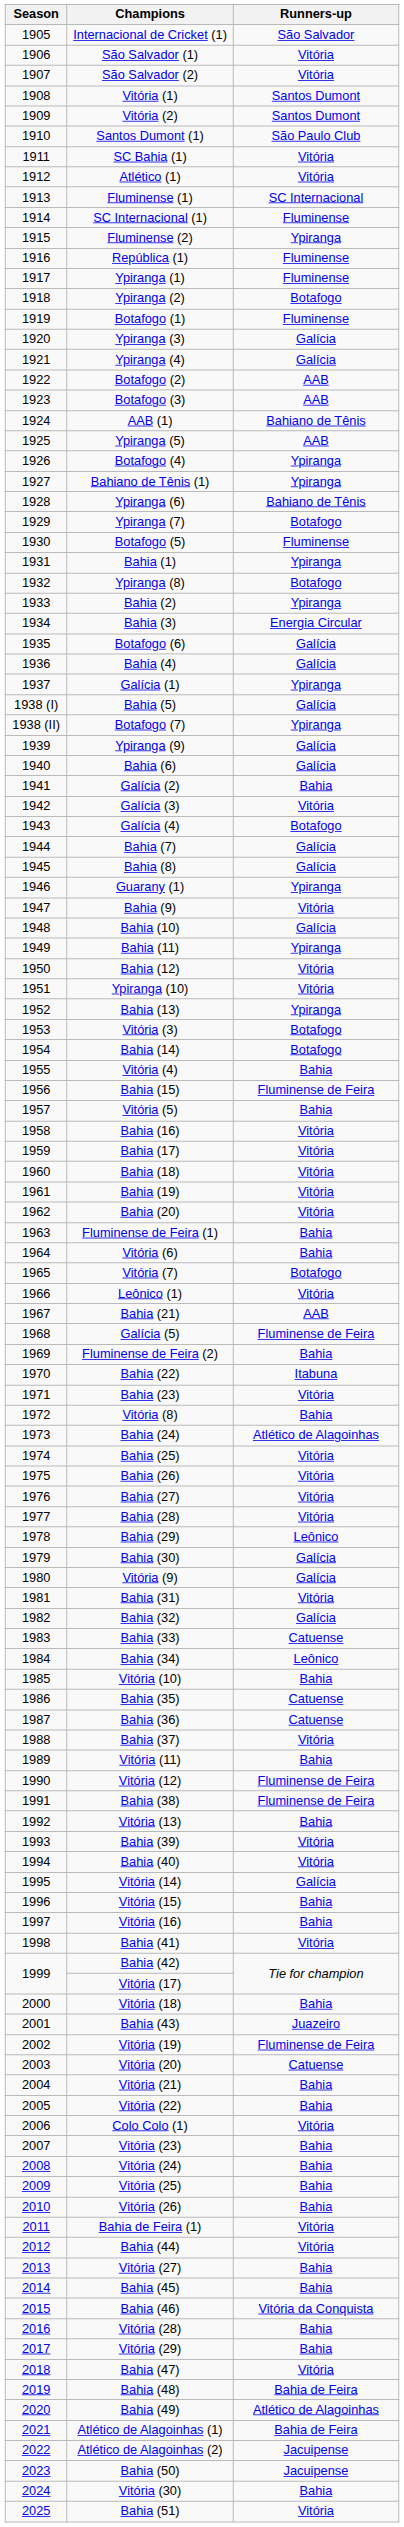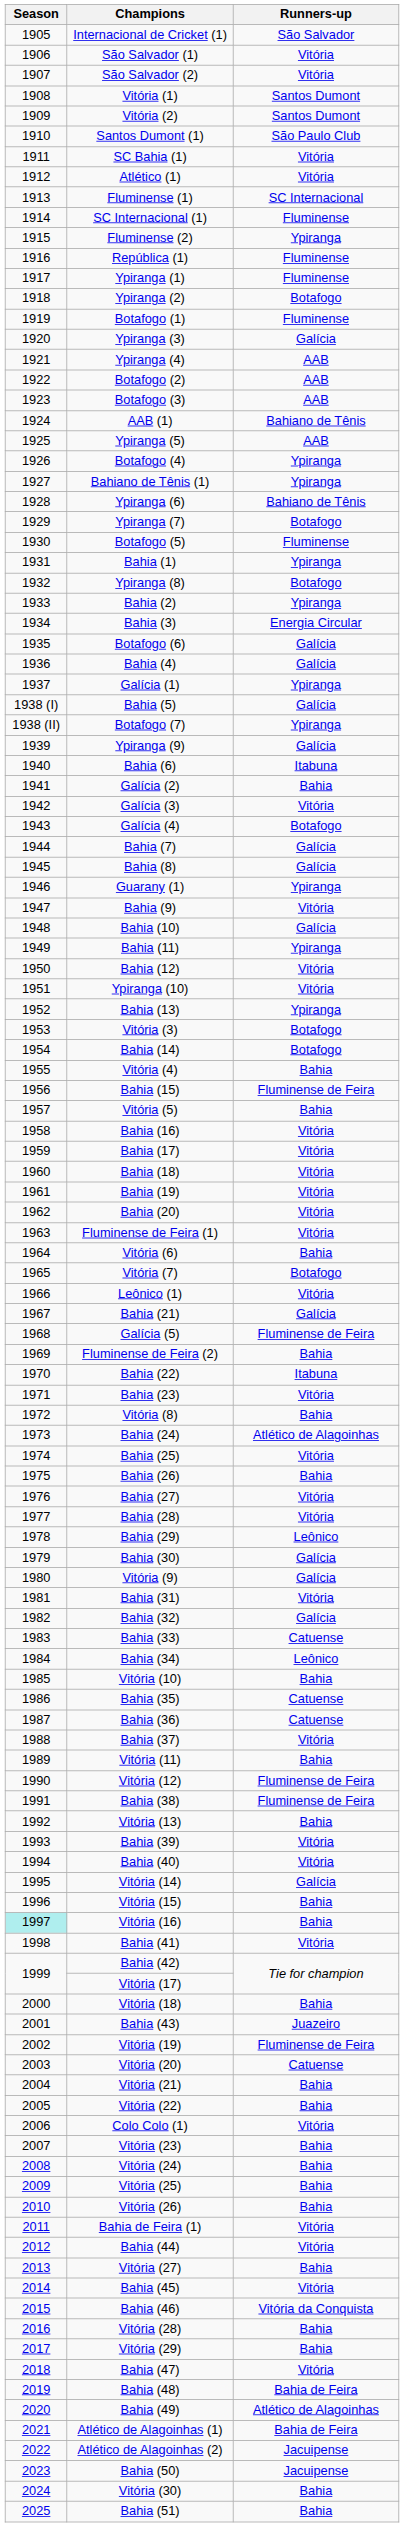(316, 359) Galícia -> (316, 359) AAB
(316, 765) Galícia -> (316, 765) Itabuna
(316, 1232) Bahia -> (316, 1232) Vitória
(316, 1313) AAB -> (316, 1313) Galícia
(316, 1476) Vitória -> (316, 1476) Bahia
(36, 1922) no background -> (36, 1922) paleturquoise background
(316, 2288) Bahia -> (316, 2288) Vitória
(316, 2511) Vitória -> (316, 2511) Bahia
